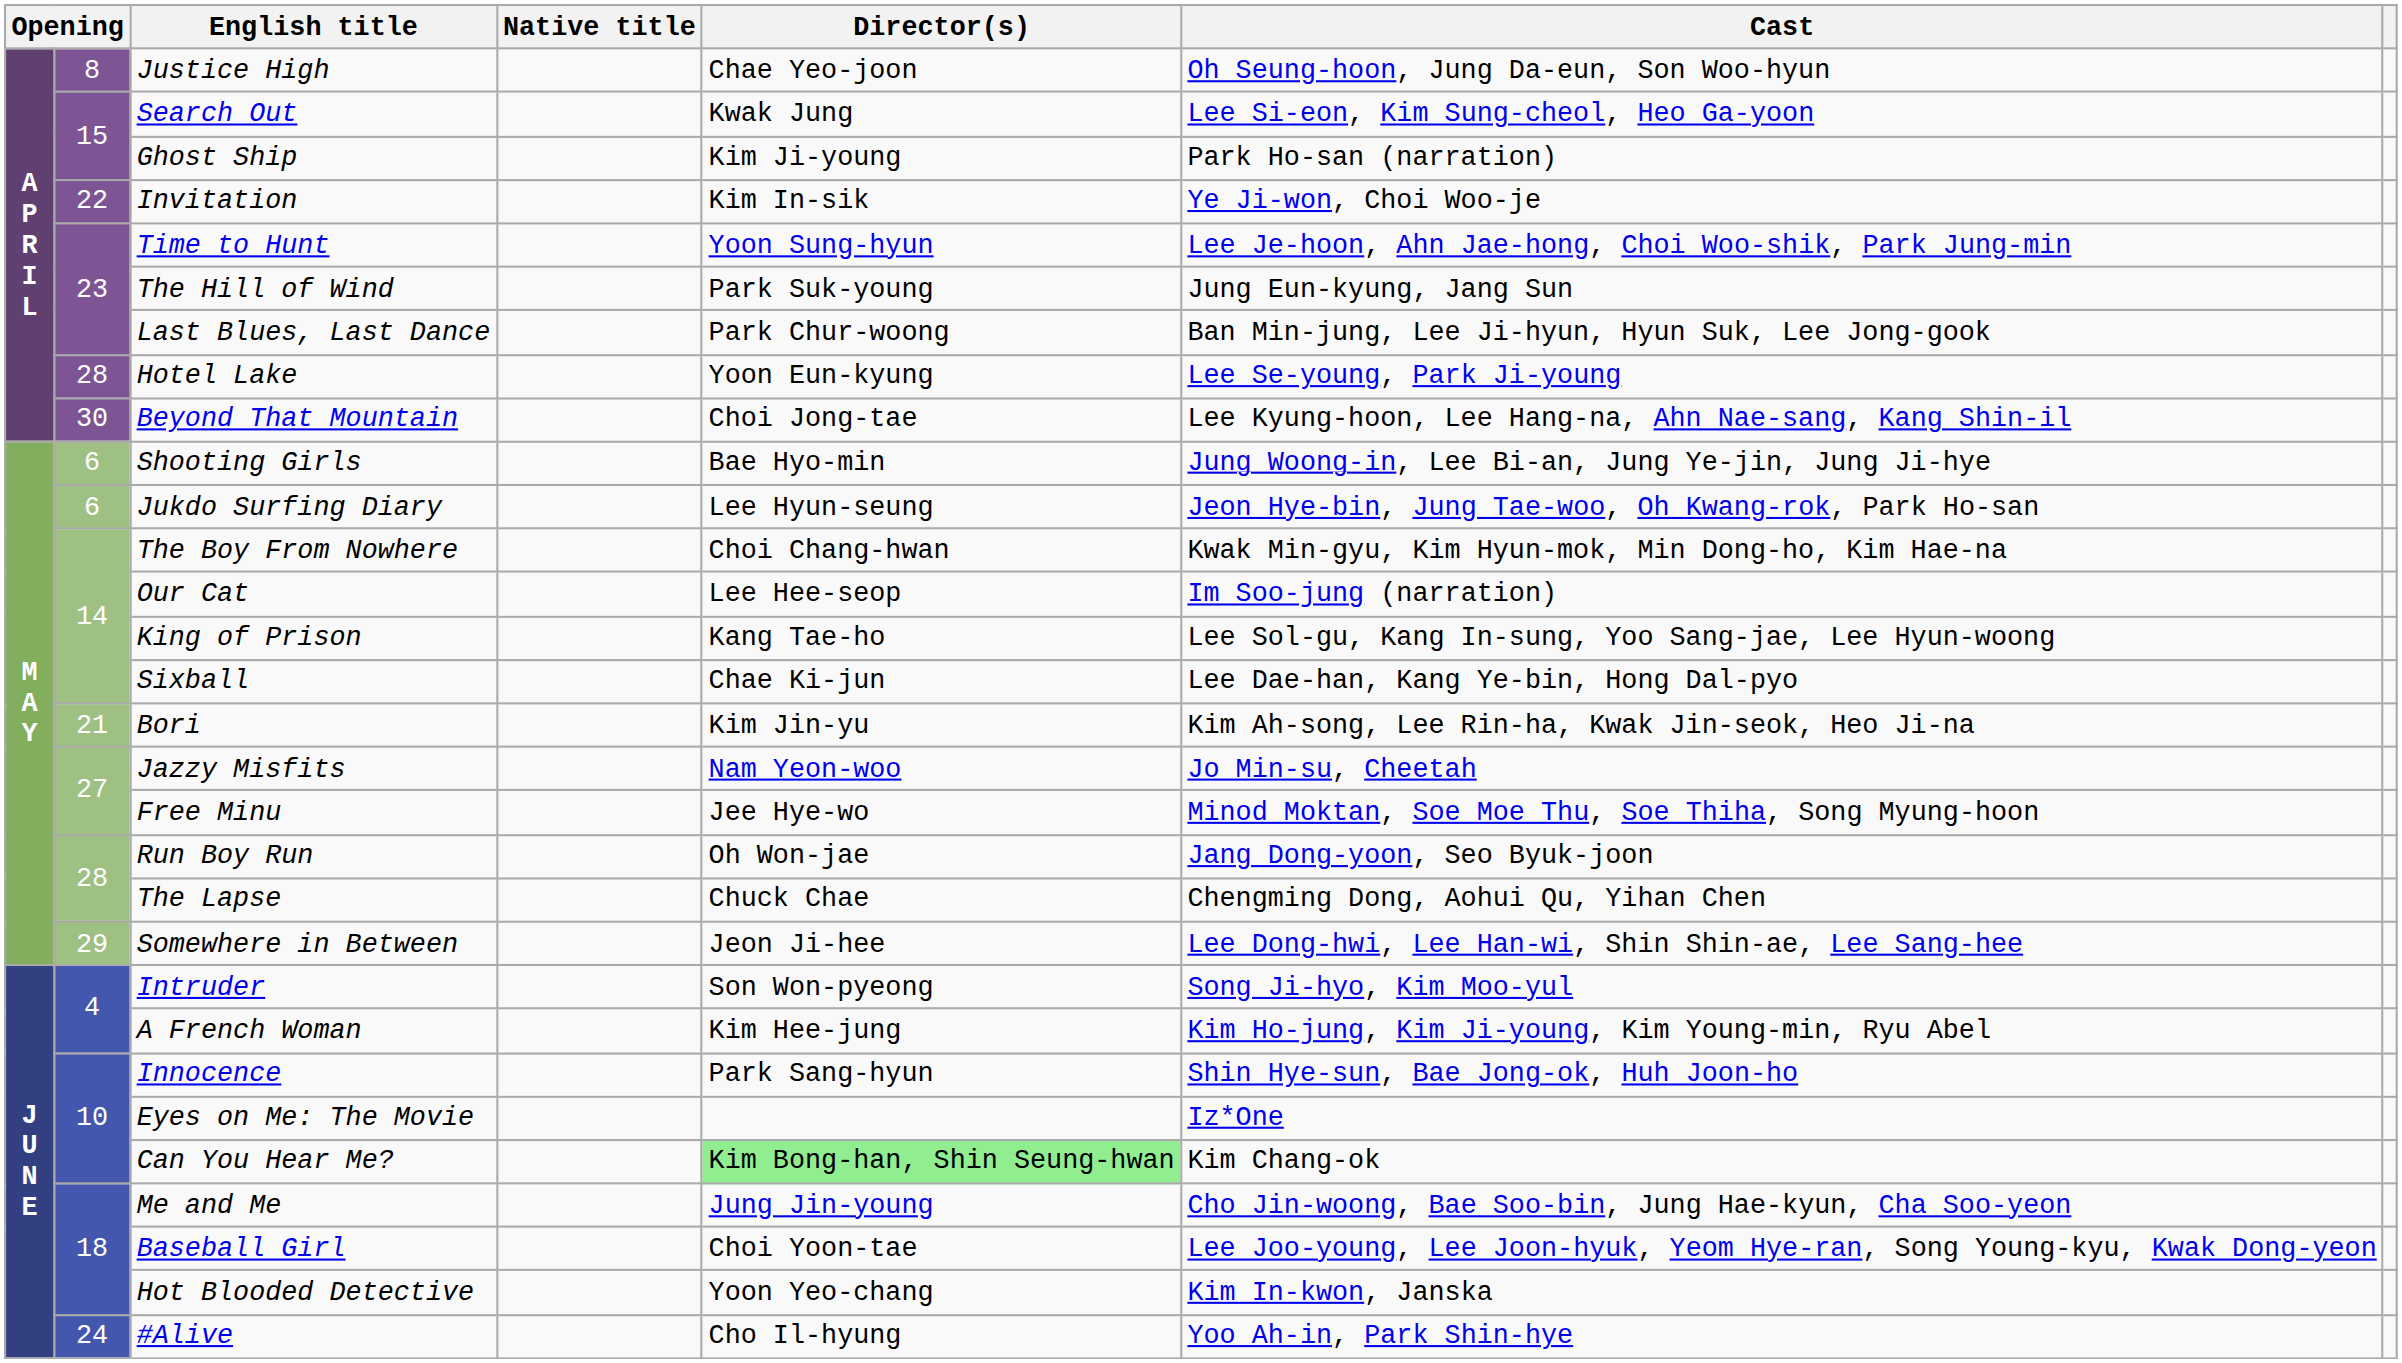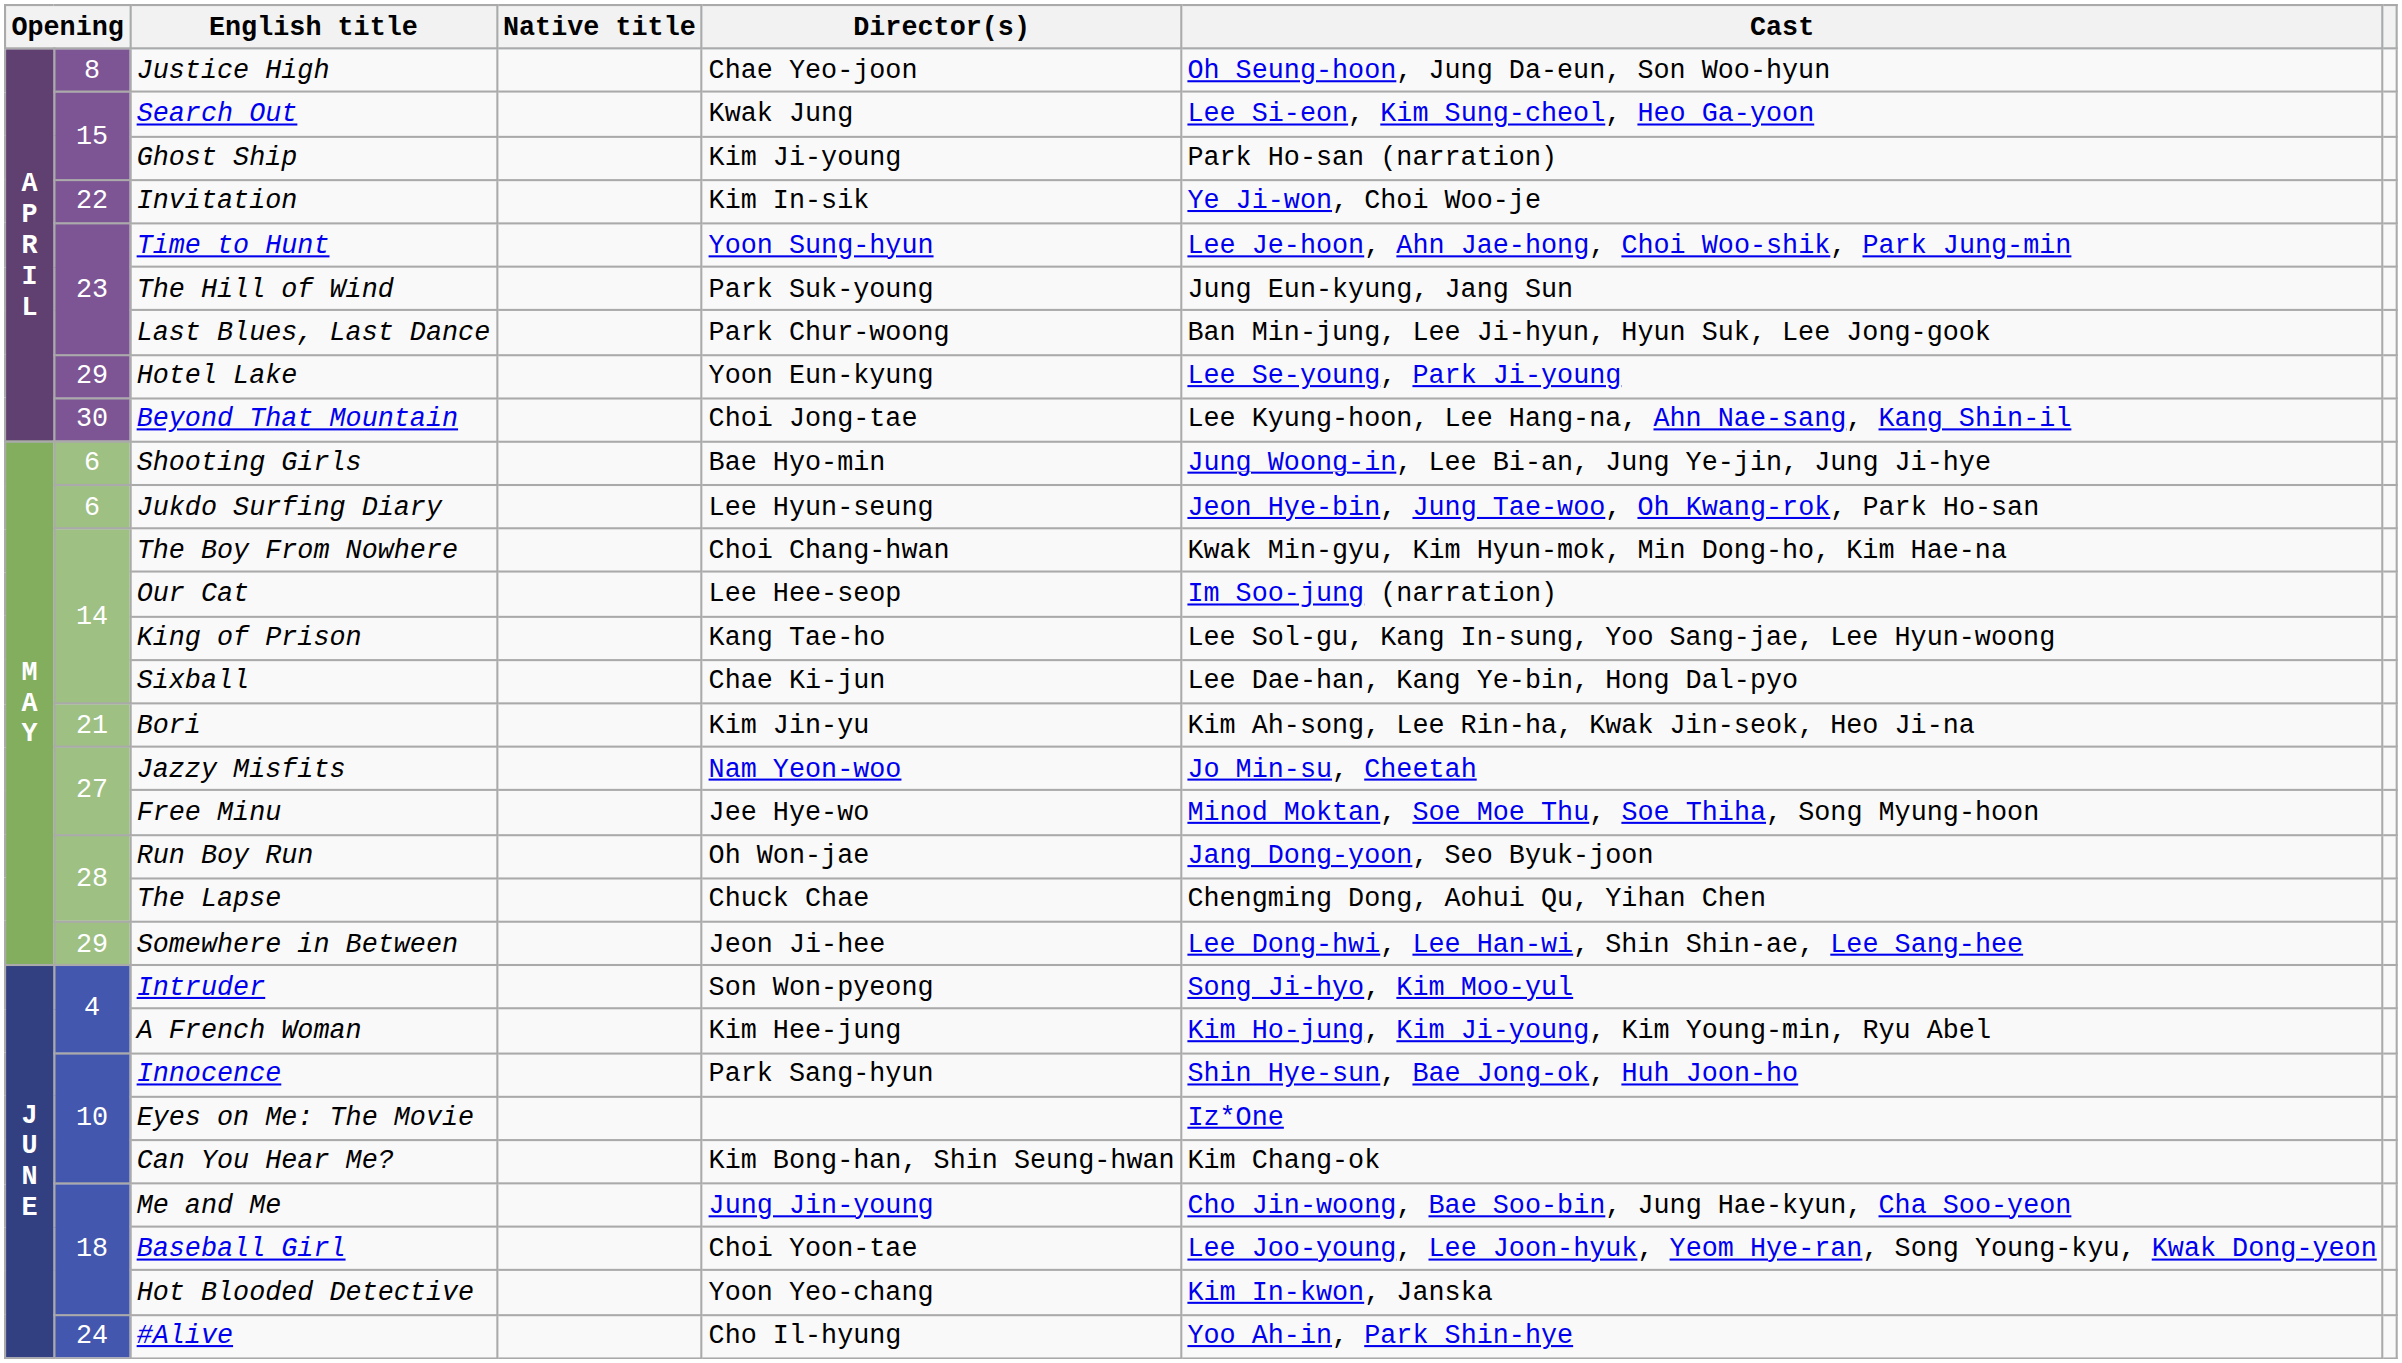(92, 376) 28 -> (92, 376) 29
(942, 1162) lightgreen background -> (942, 1162) no background
